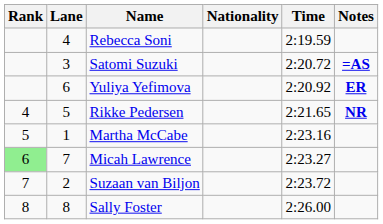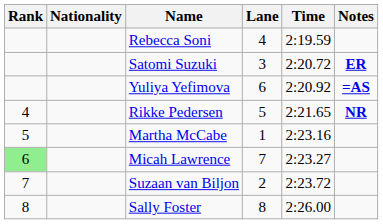columns swapped: (66, 16) <-> (243, 16)
(356, 64) =AS -> (356, 64) ER
(356, 87) ER -> (356, 87) =AS
